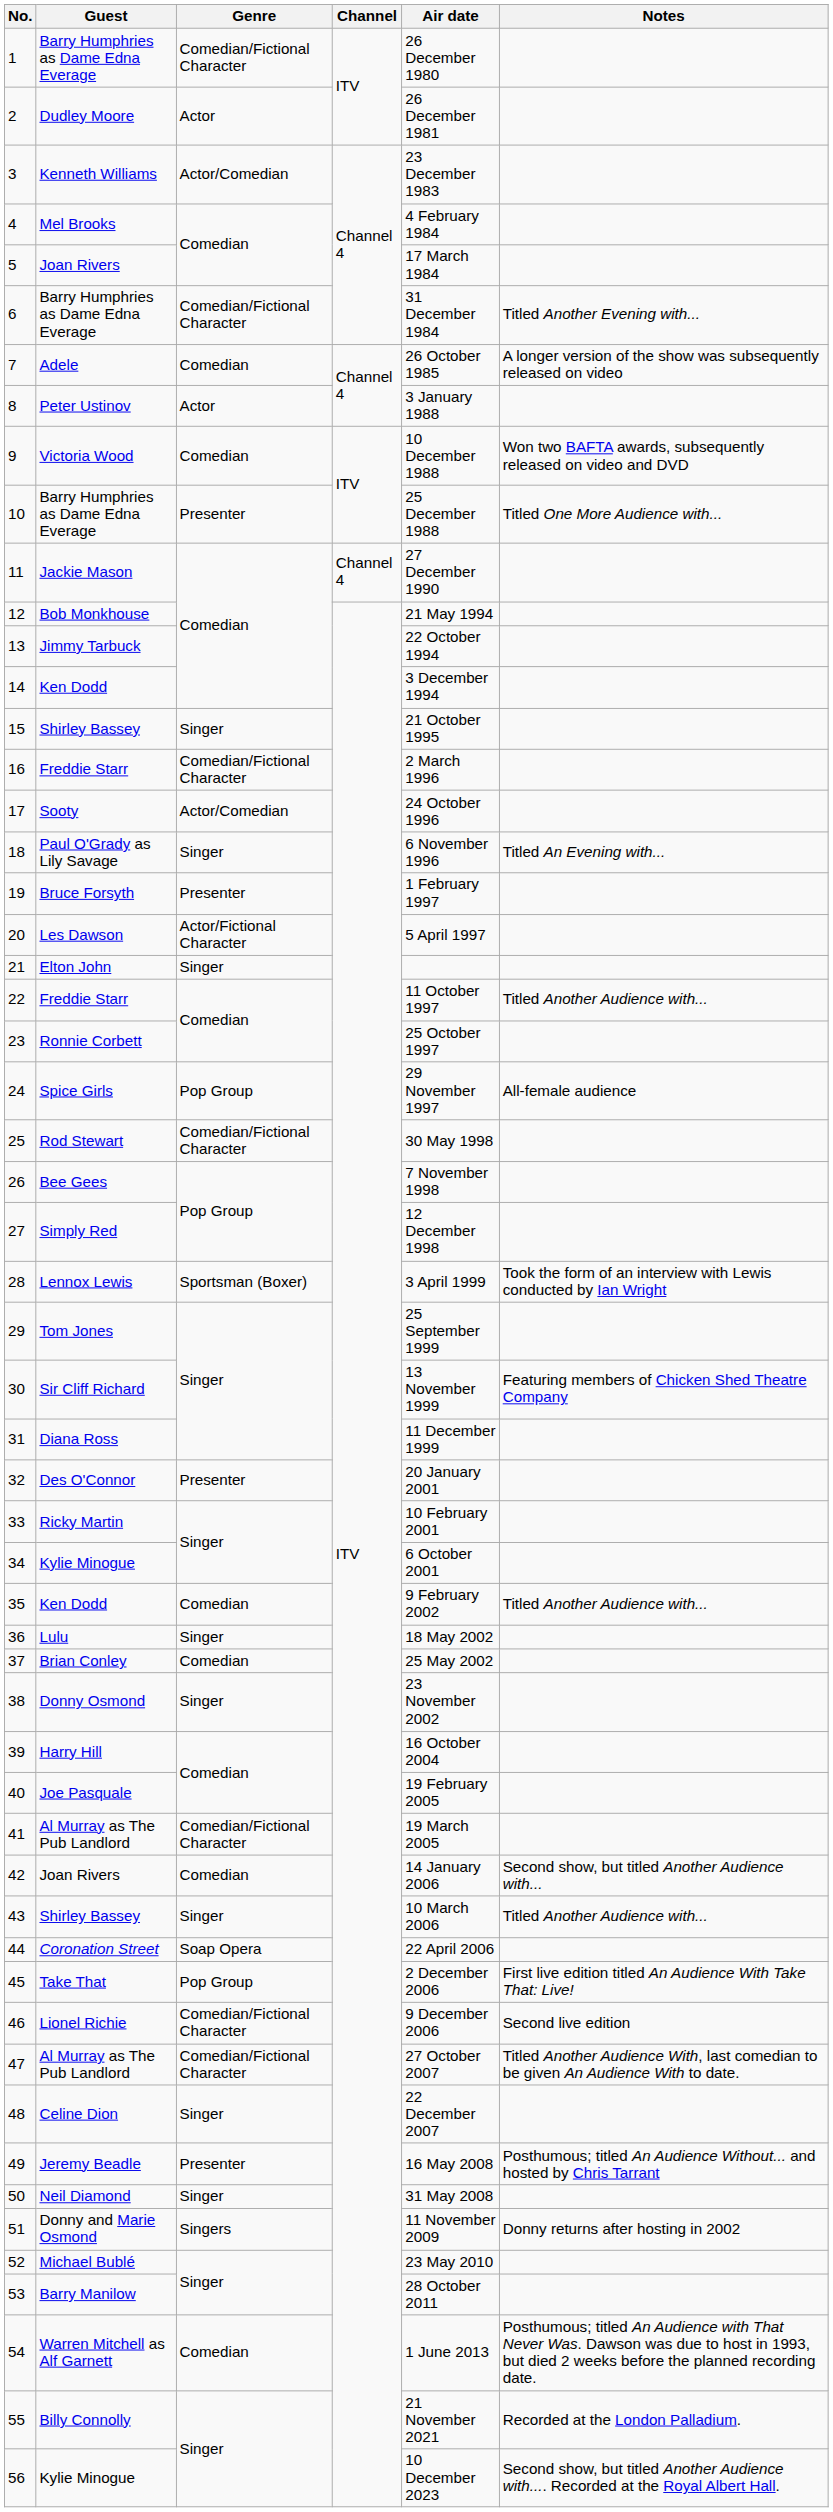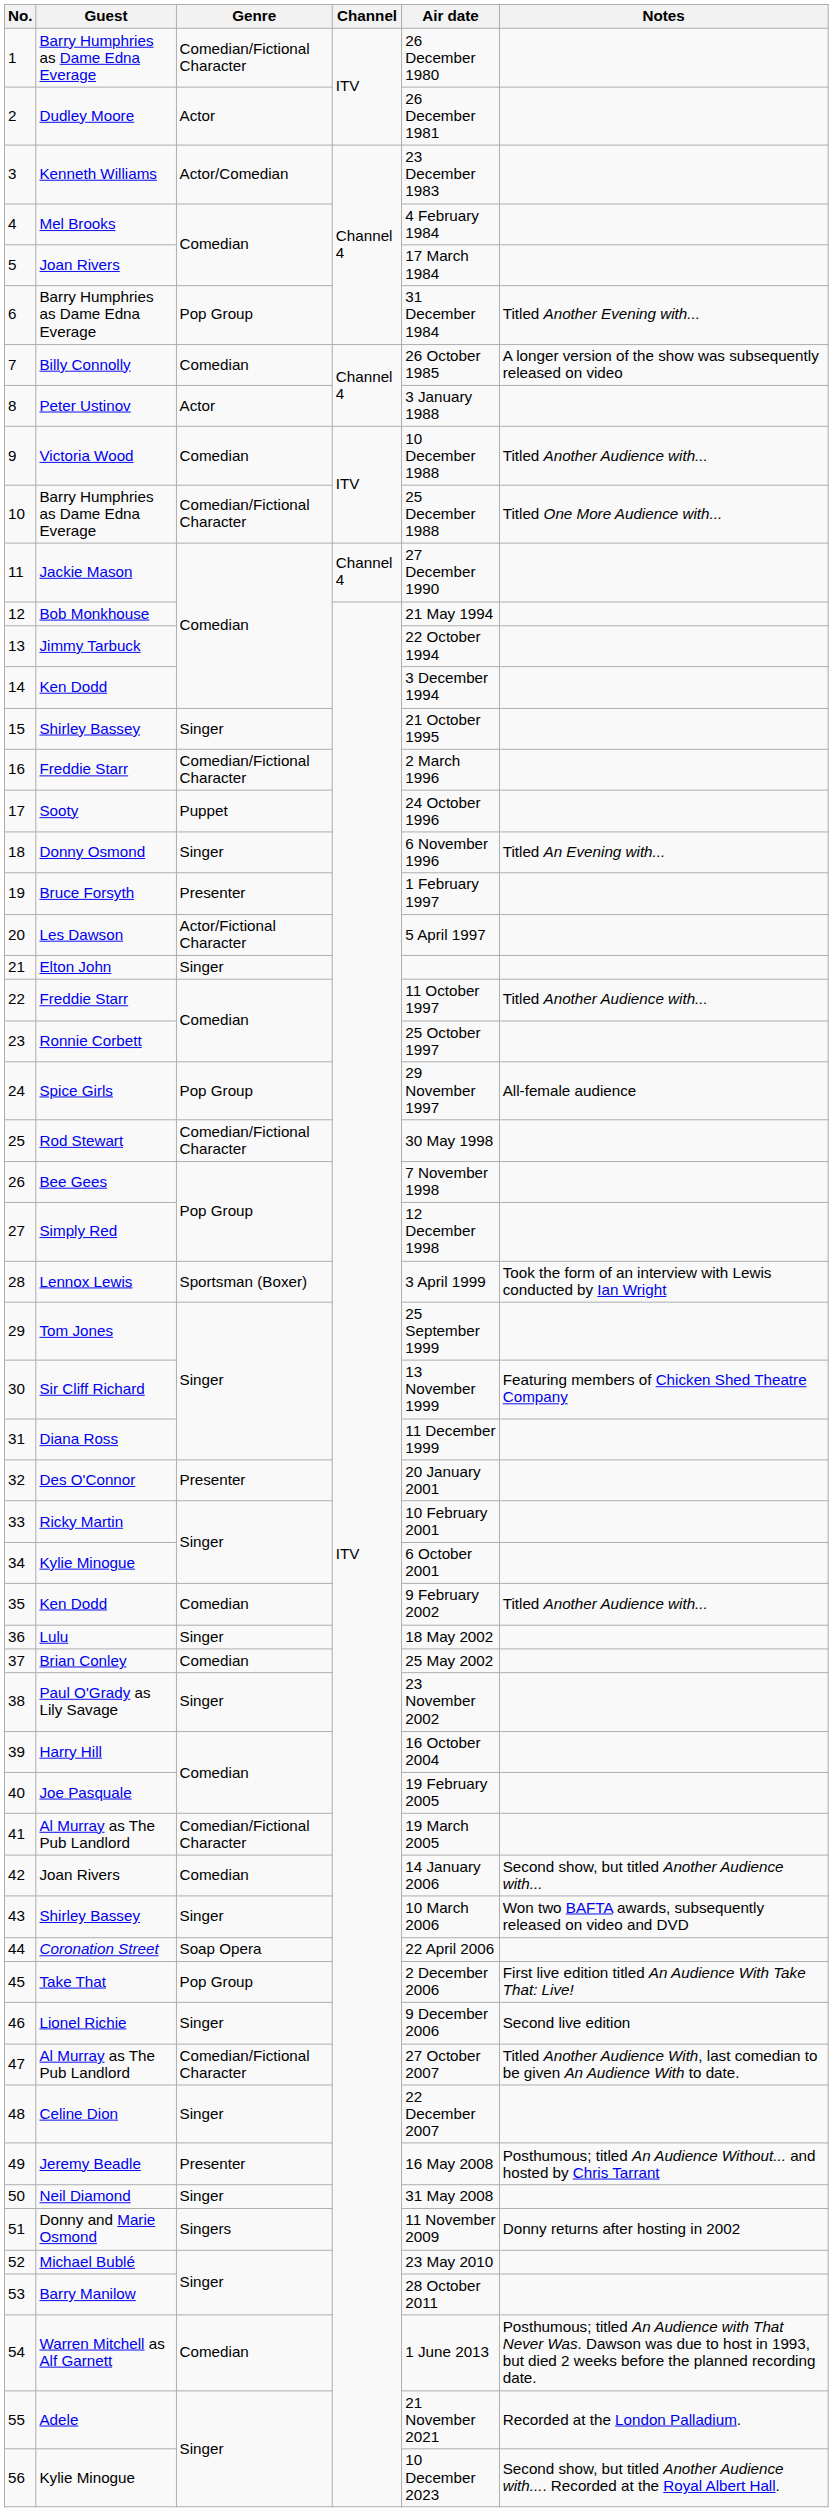(245, 315) Comedian/Fictional Character -> (216, 315) Pop Group
(59, 364) Adele -> (85, 364) Billy Connolly
(633, 455) Won two BAFTA awards, subsequently released on video and DVD -> (605, 455) Titled Another Audience with...
(212, 514) Presenter -> (245, 514) Comedian/Fictional Character
(234, 811) Actor/Comedian -> (204, 811) Puppet
(95, 852) Paul O'Grady as Lily Savage -> (92, 852) Donny Osmond
(92, 1702) Donny Osmond -> (95, 1702) Paul O'Grady as Lily Savage
(605, 1916) Titled Another Audience with... -> (633, 1916) Won two BAFTA awards, subsequently released on video and DVD
(245, 2023) Comedian/Fictional Character -> (201, 2023) Singer
(85, 2419) Billy Connolly -> (59, 2419) Adele
